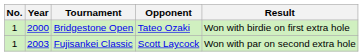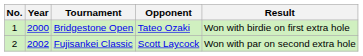(15, 44) 1 -> (15, 44) 2
(38, 44) 2003 -> (38, 44) 2002
